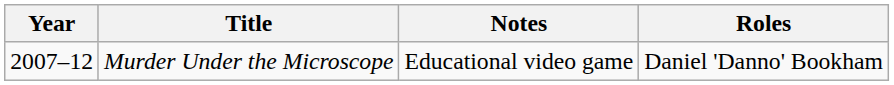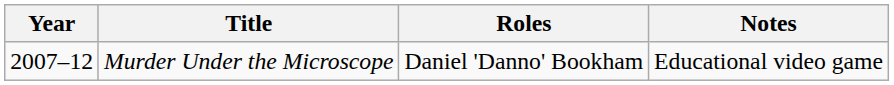columns swapped: (764, 23) <-> (519, 23)
